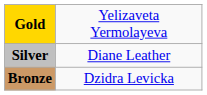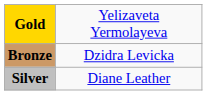rows swapped: (30, 55) <-> (30, 78)
